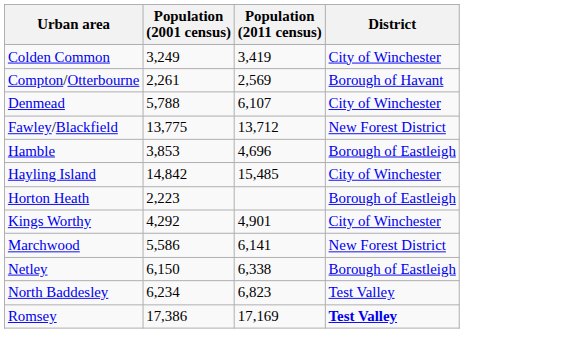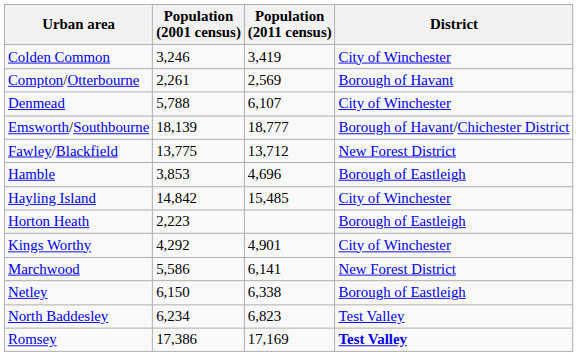(163, 56) 3,249 -> (173, 56) 3,246
+ row: (79, 127)
